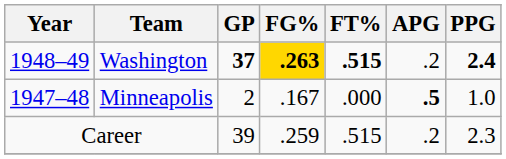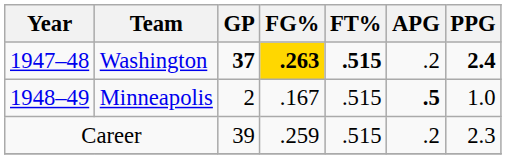(50, 60) 1948–49 -> (50, 60) 1947–48
(50, 98) 1947–48 -> (50, 98) 1948–49
(362, 98) .000 -> (362, 98) .515
